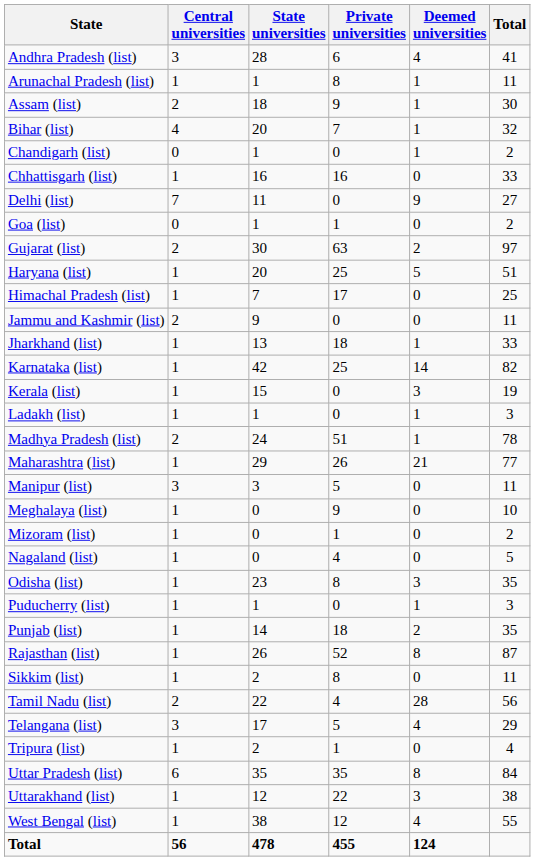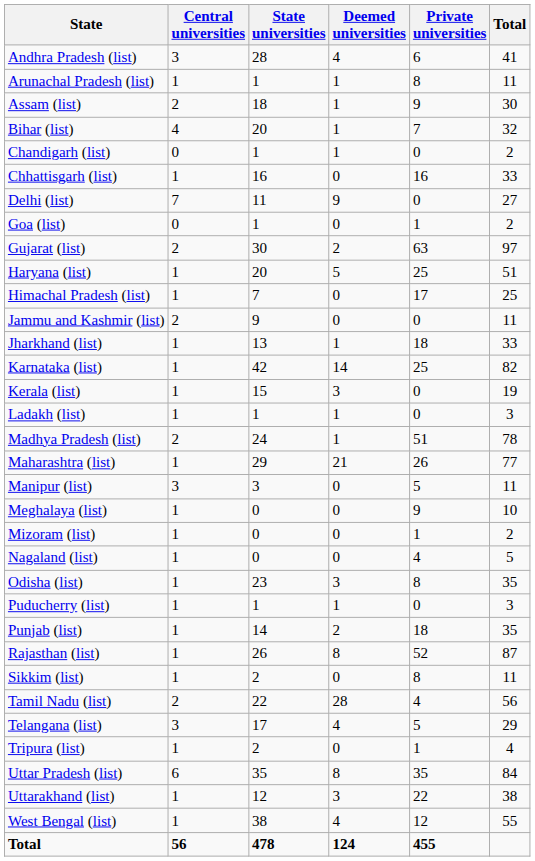columns swapped: (450, 24) <-> (369, 24)
